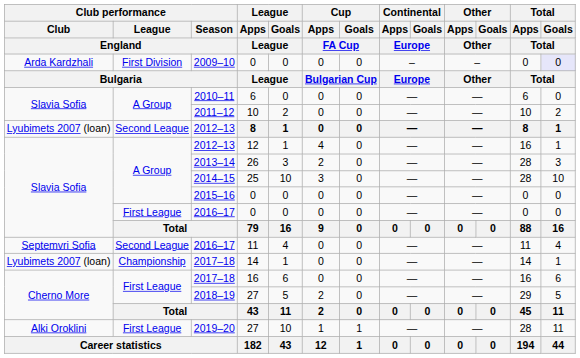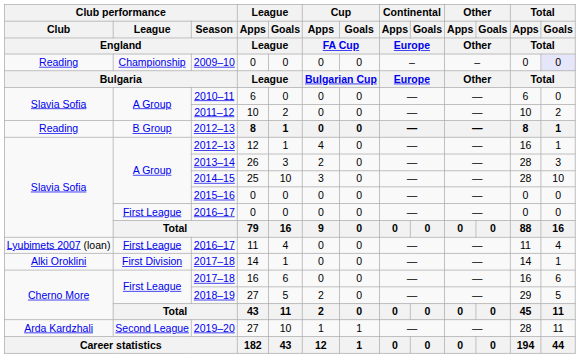(59, 63) Arda Kardzhali -> (59, 63) Reading
(152, 63) First Division -> (152, 63) Championship
(59, 129) Lyubimets 2007 (loan) -> (59, 129) Reading
(152, 129) Second League -> (152, 129) B Group
(59, 246) Septemvri Sofia -> (59, 246) Lyubimets 2007 (loan)
(152, 246) Second League -> (152, 246) First League
(59, 262) Lyubimets 2007 (loan) -> (59, 262) Alki Oroklini
(152, 262) Championship -> (152, 262) First Division
(59, 329) Alki Oroklini -> (59, 329) Arda Kardzhali
(152, 329) First League -> (152, 329) Second League
